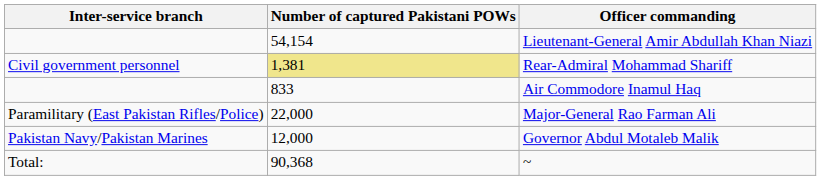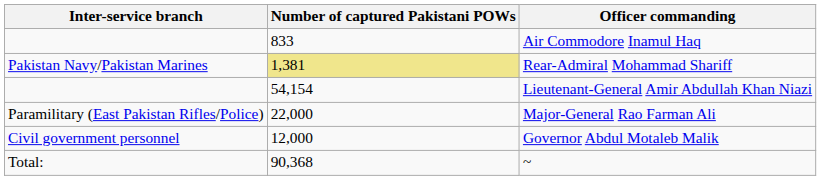rows swapped: (668, 41) <-> (612, 89)
(94, 65) Civil government personnel -> (108, 65) Pakistan Navy/Pakistan Marines
(108, 138) Pakistan Navy/Pakistan Marines -> (94, 138) Civil government personnel
